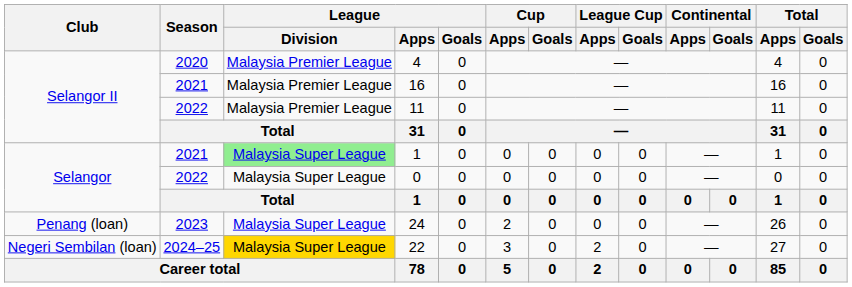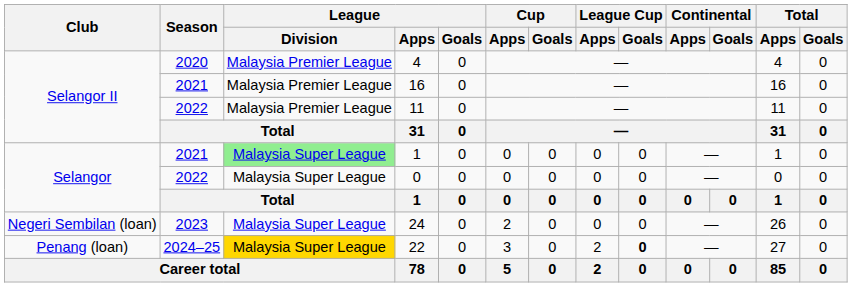(82, 223) Penang (loan) -> (82, 223) Negeri Sembilan (loan)
(82, 246) Negeri Sembilan (loan) -> (82, 246) Penang (loan)
(643, 246) normal -> (643, 246) bold
